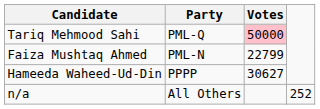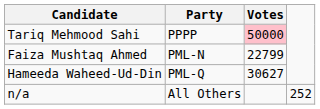(186, 34) PML-Q -> (182, 34) PPPP
(182, 74) PPPP -> (186, 74) PML-Q
